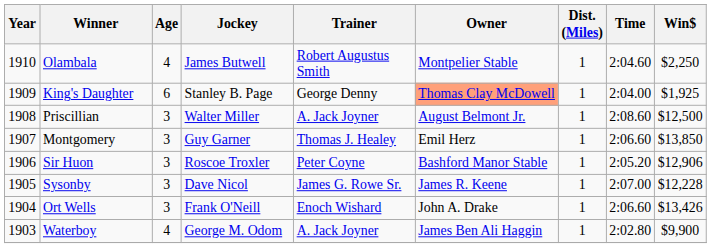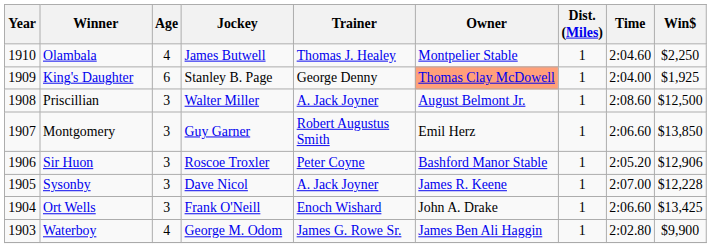(343, 63) Robert Augustus Smith -> (346, 55) Thomas J. Healey
(346, 140) Thomas J. Healey -> (343, 131) Robert Augustus Smith
(349, 185) James G. Rowe Sr. -> (338, 185) A. Jack Joyner
(680, 208) $13,426 -> (680, 208) $13,425
(338, 231) A. Jack Joyner -> (349, 231) James G. Rowe Sr.
